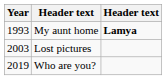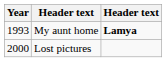(18, 48) 2003 -> (18, 48) 2000
- row: (65, 65)
